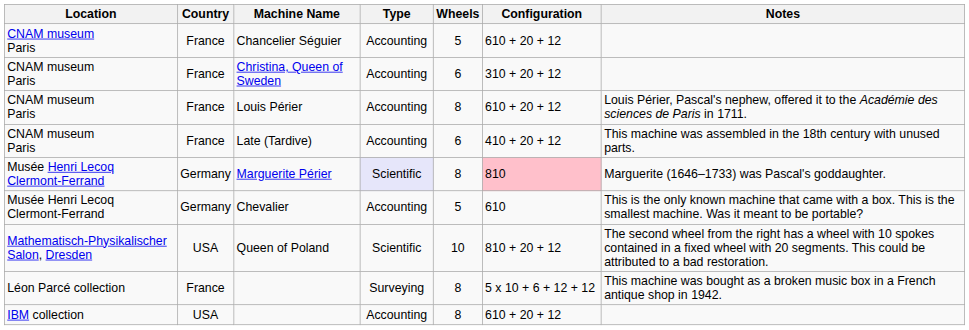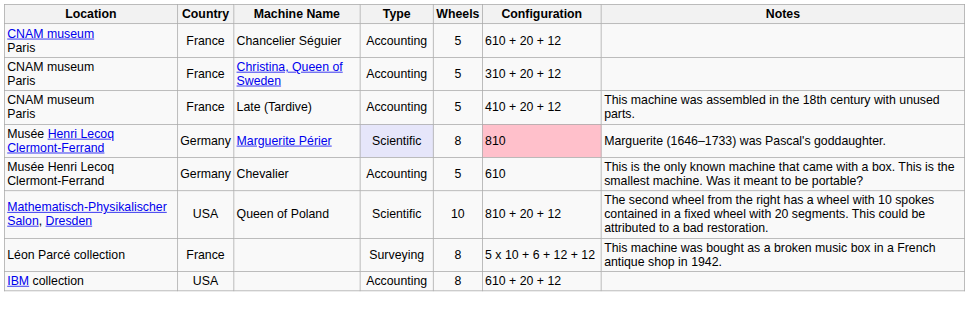(458, 74) 6 -> (458, 74) 5
- row: (51, 107)
(458, 140) 6 -> (458, 107) 5
